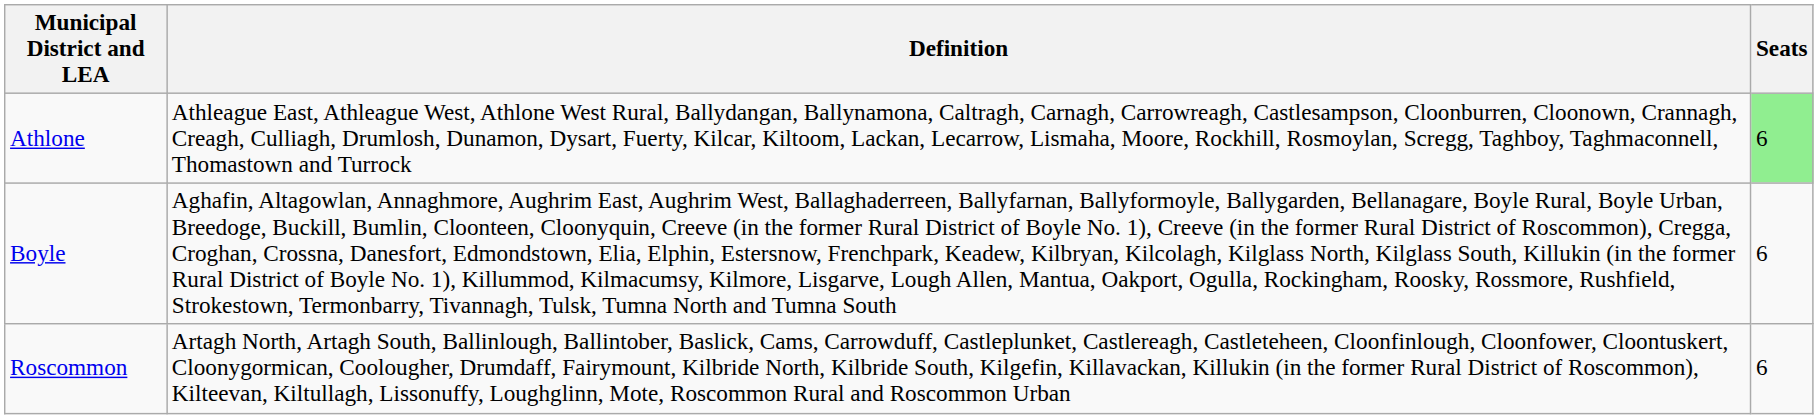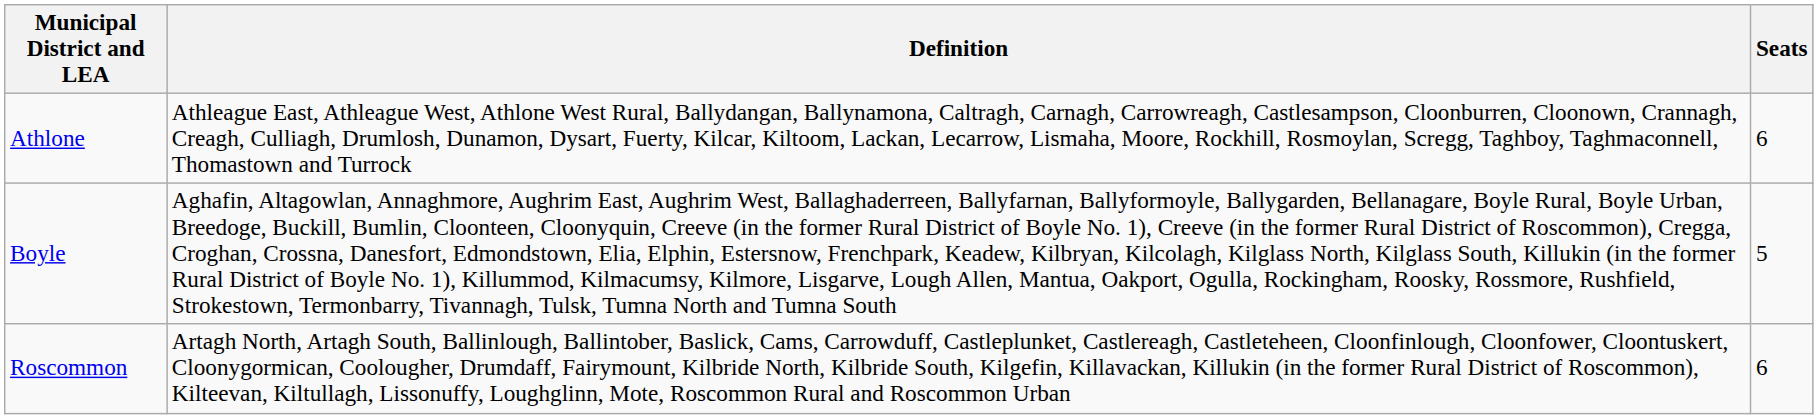(1762, 137) lightgreen background -> (1762, 137) no background
(1762, 253) 6 -> (1762, 253) 5
